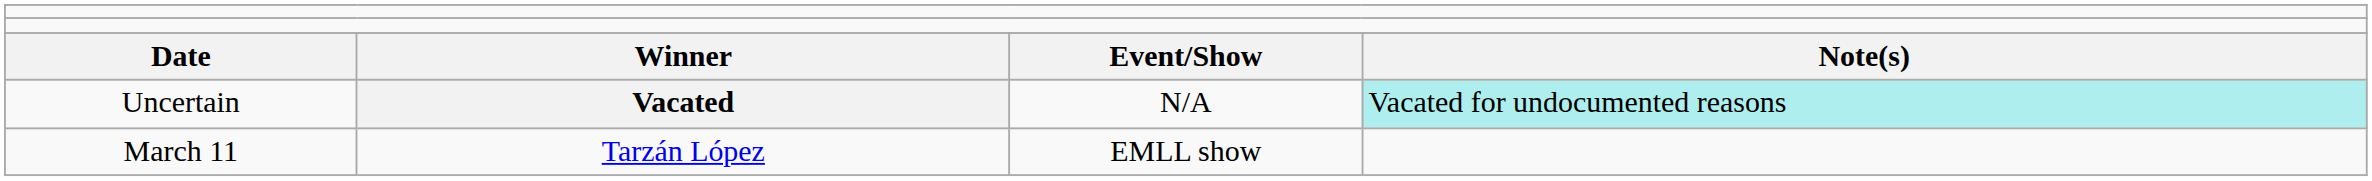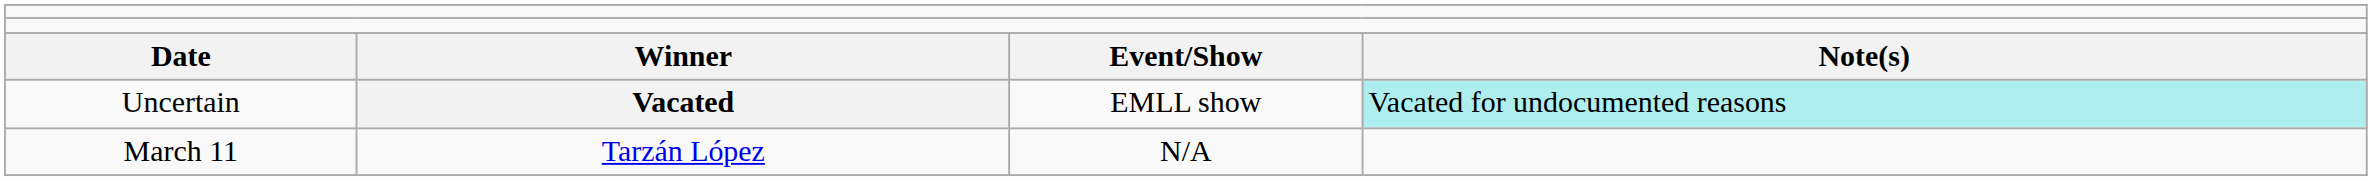(1186, 103) N/A -> (1186, 103) EMLL show
(1186, 150) EMLL show -> (1186, 150) N/A
